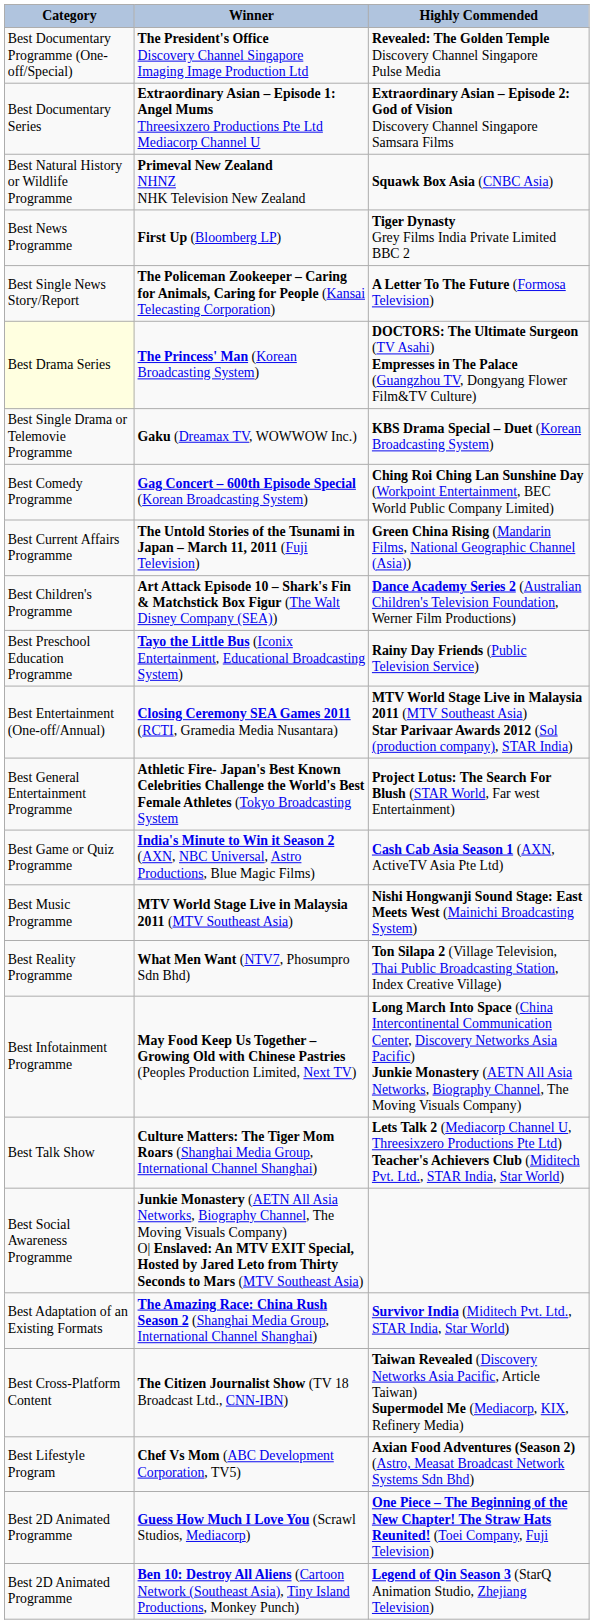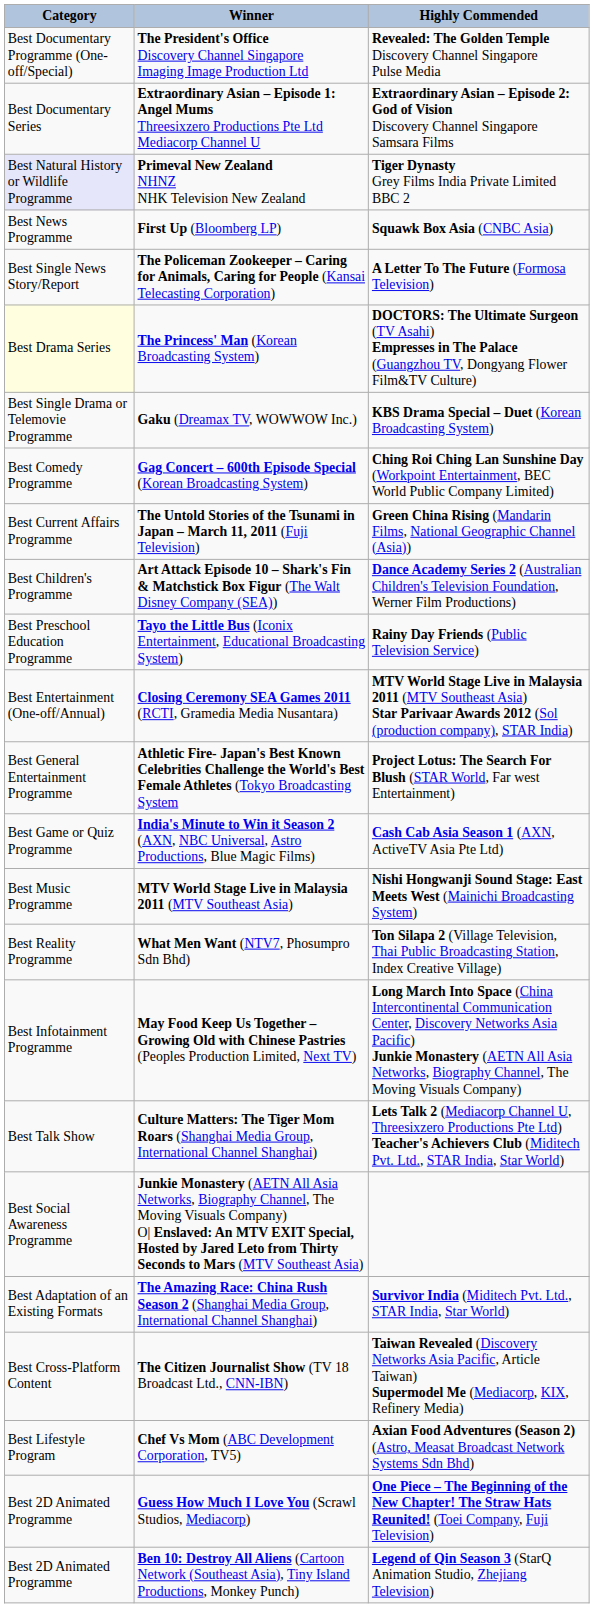(65, 182) no background -> (65, 182) lavender background
(463, 182) Squawk Box Asia (CNBC Asia) -> (464, 182) Tiger Dynasty Grey Films India Private Limited BBC 2
(464, 238) Tiger Dynasty Grey Films India Private Limited BBC 2 -> (463, 229) Squawk Box Asia (CNBC Asia)
